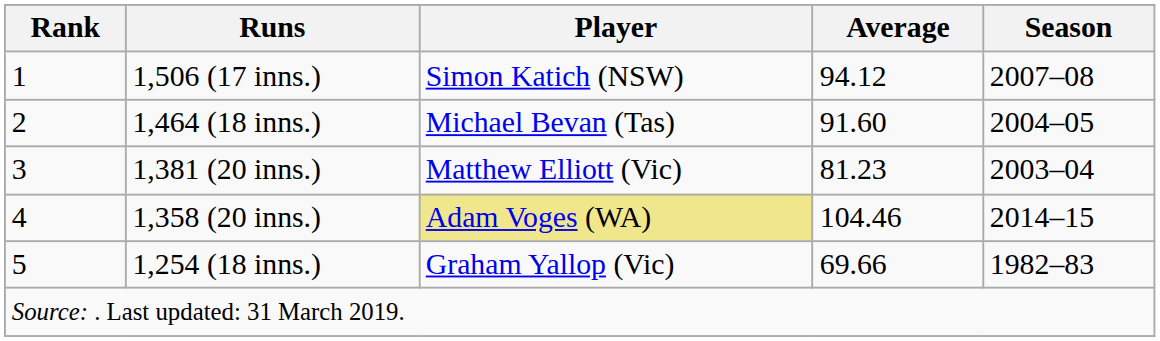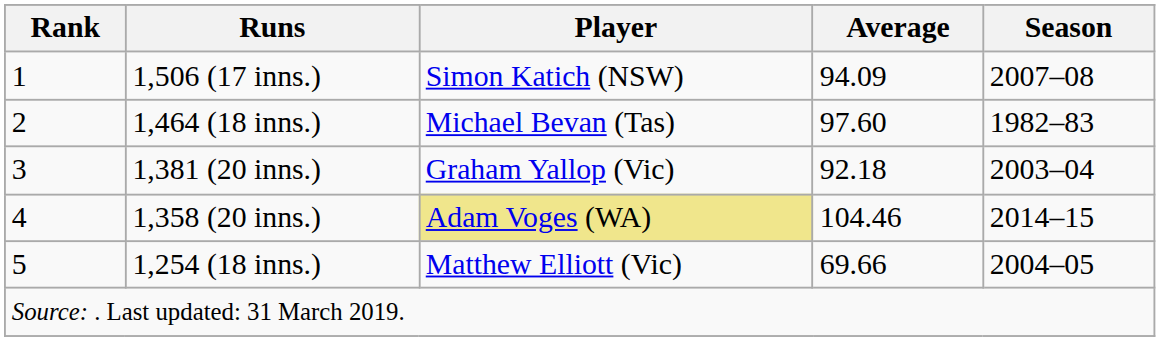(853, 75) 94.12 -> (853, 75) 94.09
(853, 122) 91.60 -> (853, 122) 97.60
(1042, 122) 2004–05 -> (1042, 122) 1982–83
(554, 169) Matthew Elliott (Vic) -> (550, 169) Graham Yallop (Vic)
(853, 169) 81.23 -> (853, 169) 92.18
(550, 264) Graham Yallop (Vic) -> (554, 264) Matthew Elliott (Vic)
(1042, 264) 1982–83 -> (1042, 264) 2004–05
